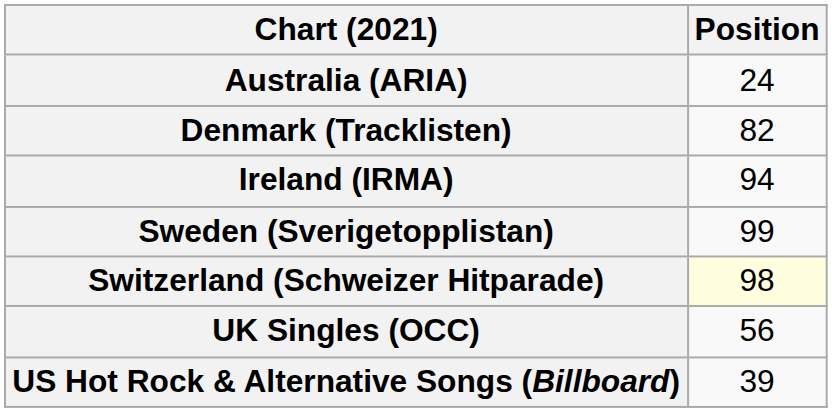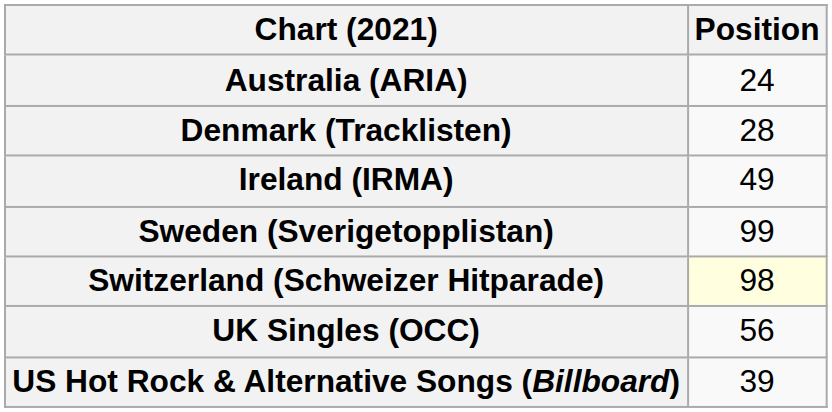(757, 130) 82 -> (757, 130) 28
(757, 180) 94 -> (757, 180) 49
